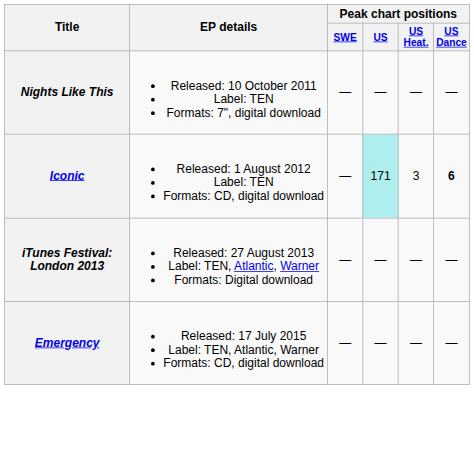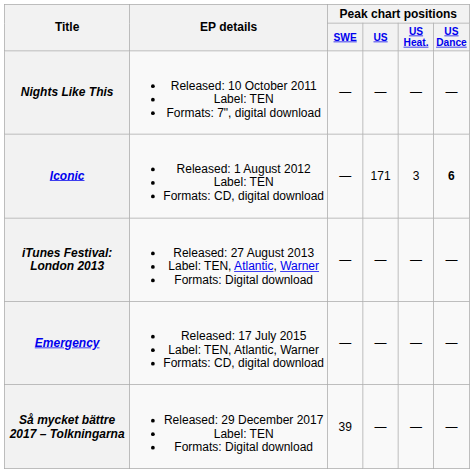(381, 176) paleturquoise background -> (381, 176) no background
+ row: (67, 426)
